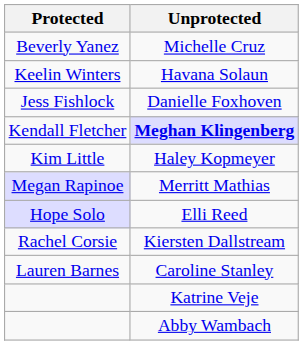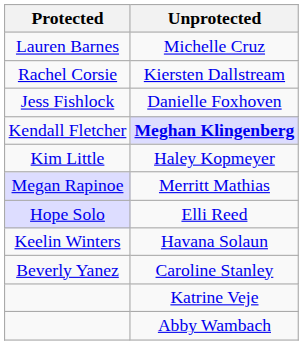(67, 46) Beverly Yanez -> (67, 46) Lauren Barnes
rows swapped: (214, 241) <-> (214, 74)
(67, 269) Lauren Barnes -> (67, 269) Beverly Yanez
